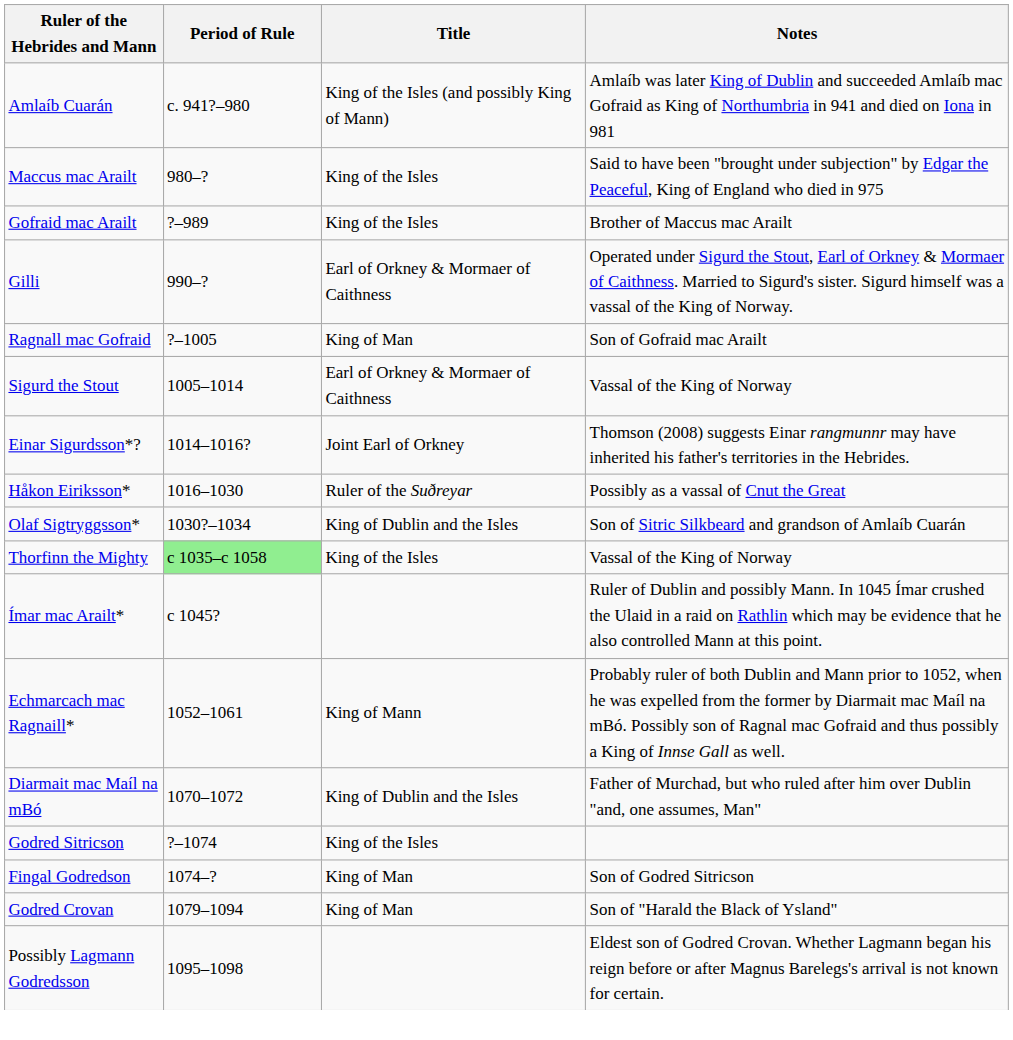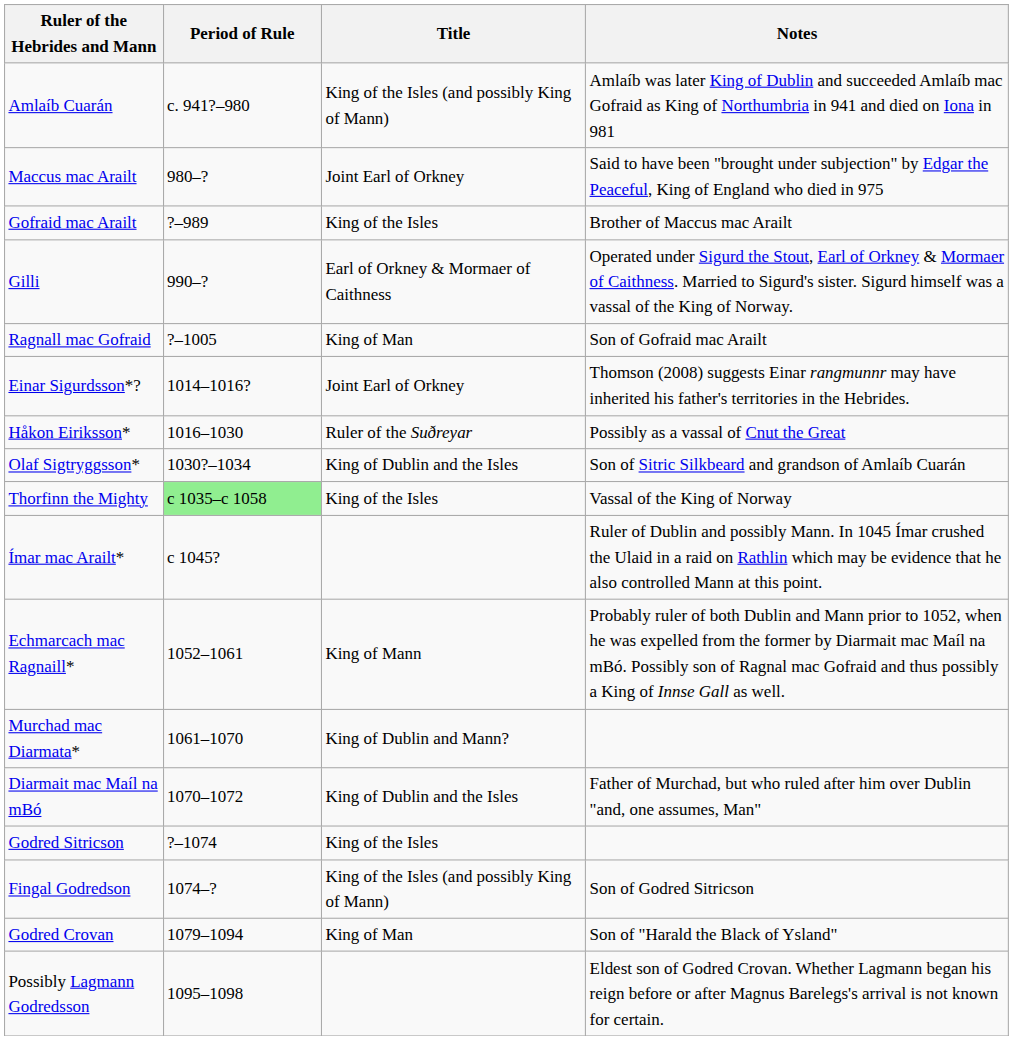(382, 176) King of the Isles -> (395, 176) Joint Earl of Orkney
- row: (64, 386)
+ row: (55, 738)
(369, 876) King of Man -> (448, 888) King of the Isles (and possibly King of Mann)
